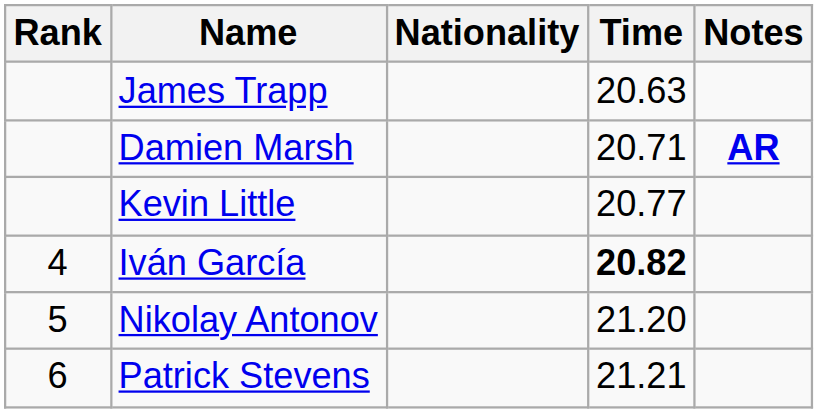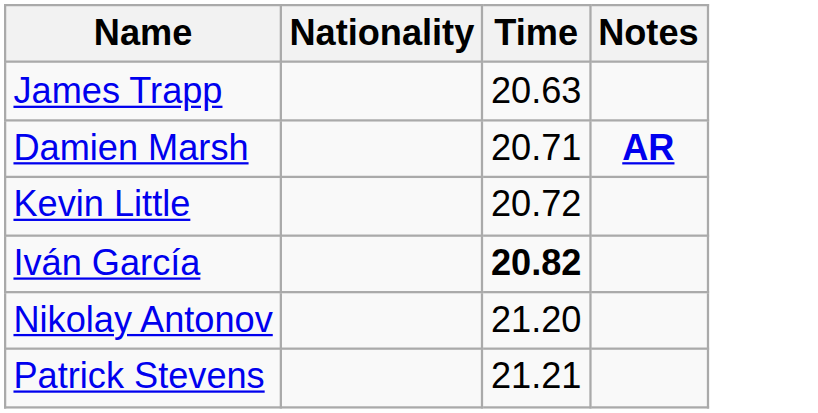- column: (58, 33)
(641, 205) 20.77 -> (536, 205) 20.72
